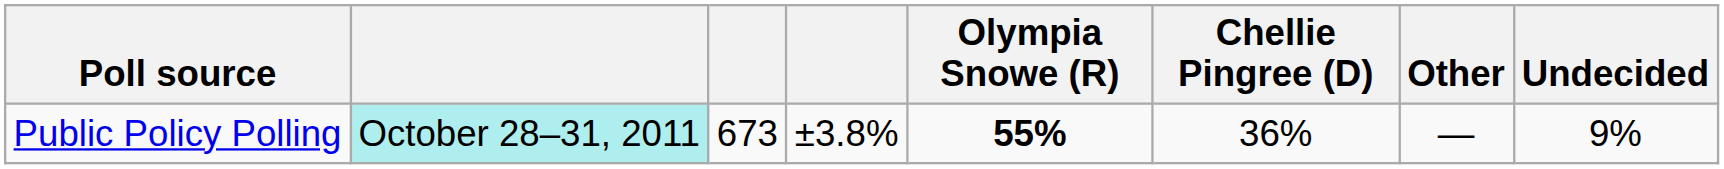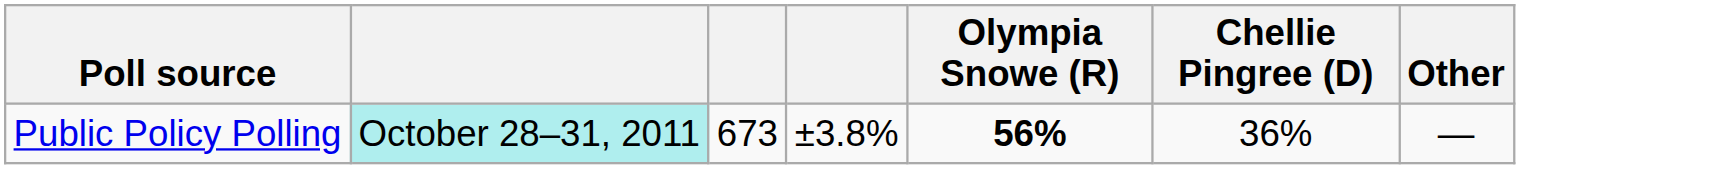- column: (1615, 74)
(1030, 132) 55% -> (1030, 132) 56%
